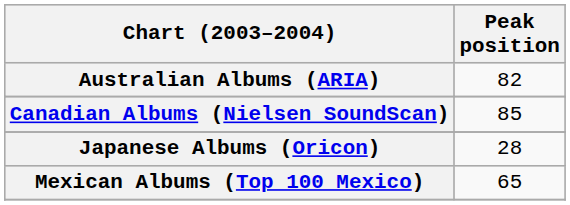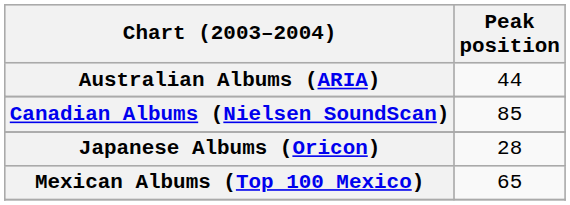(510, 80) 82 -> (510, 80) 44
